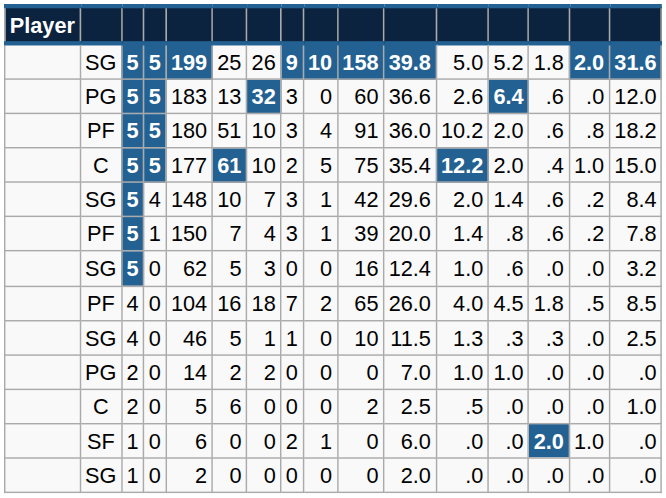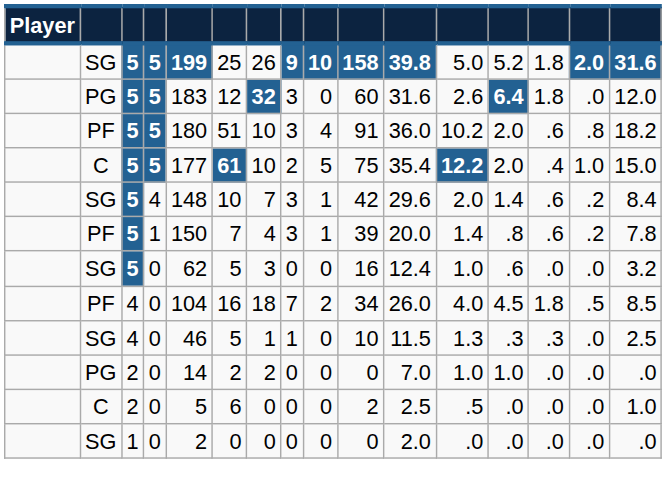(229, 97) 13 -> (229, 97) 12
(410, 97) 36.6 -> (410, 97) 31.6
(555, 97) .6 -> (549, 97) 1.8
(366, 303) 65 -> (366, 303) 34
- row: (101, 441)
